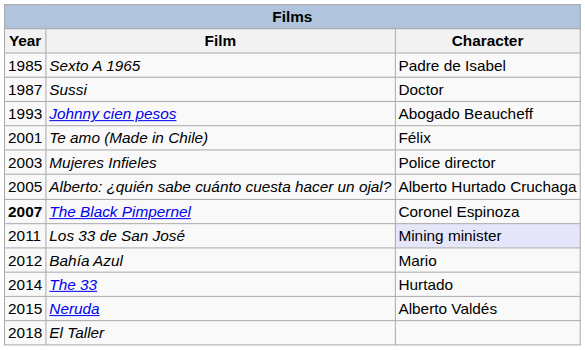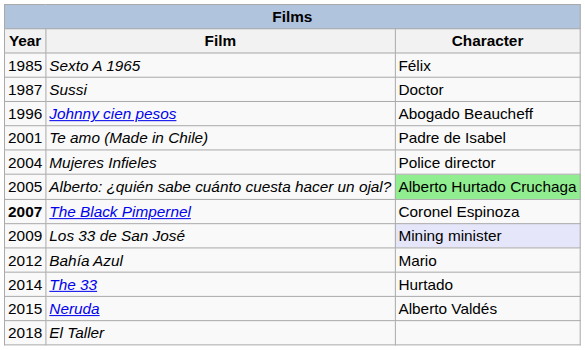(452, 65) Padre de Isabel -> (415, 65) Félix
(25, 114) 1993 -> (25, 114) 1996
(415, 138) Félix -> (452, 138) Padre de Isabel
(25, 163) 2003 -> (25, 163) 2004
(488, 187) no background -> (488, 187) lightgreen background
(25, 236) 2011 -> (25, 236) 2009
